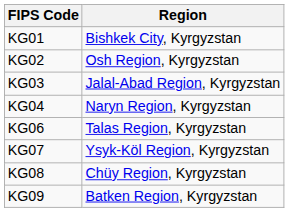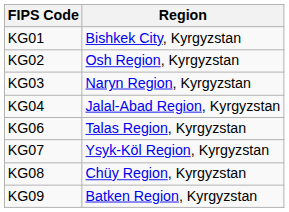(183, 83) Jalal-Abad Region, Kyrgyzstan -> (168, 83) Naryn Region, Kyrgyzstan
(168, 106) Naryn Region, Kyrgyzstan -> (183, 106) Jalal-Abad Region, Kyrgyzstan
